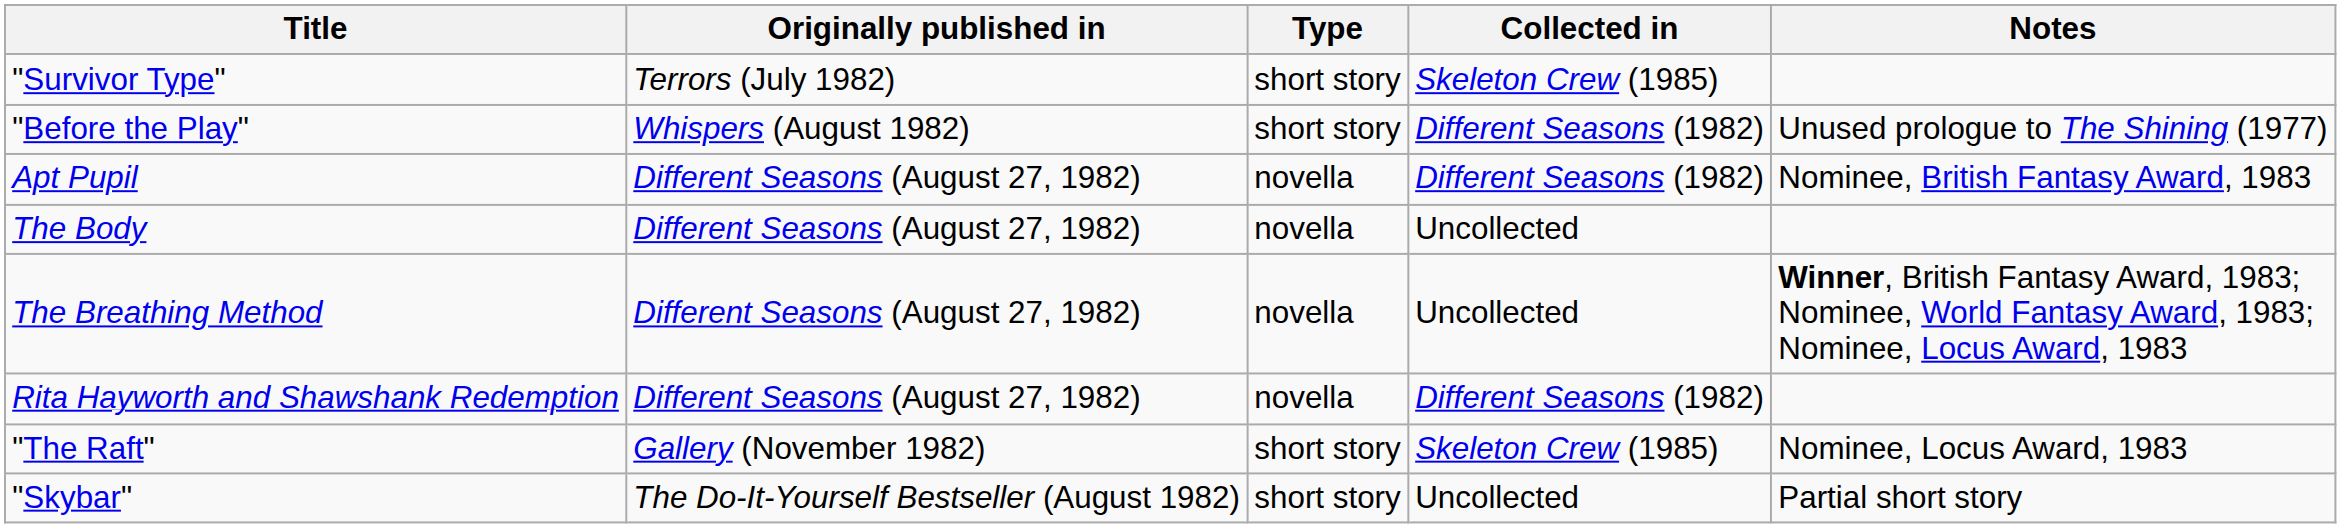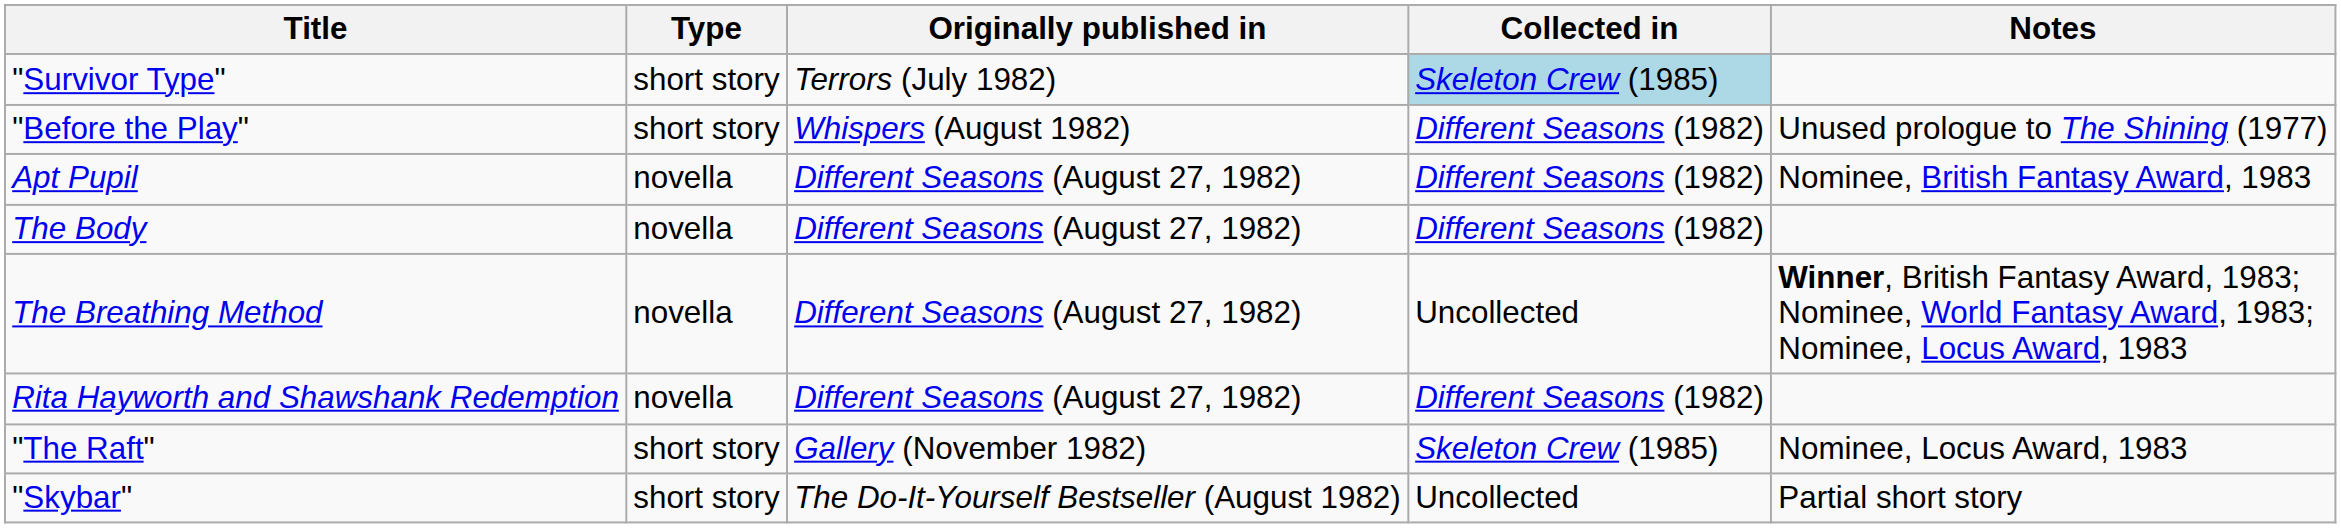columns swapped: (1328, 29) <-> (937, 29)
(1567, 79) no background -> (1567, 79) lightblue background
(1497, 228) Uncollected -> (1590, 228) Different Seasons (1982)
